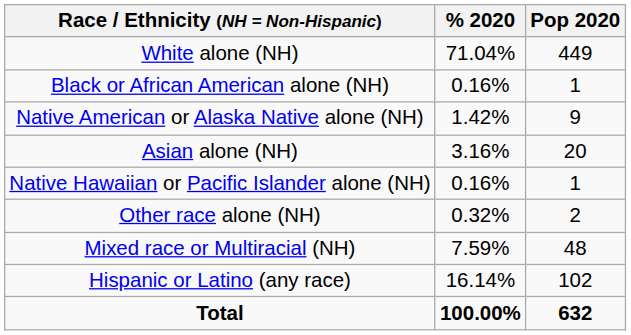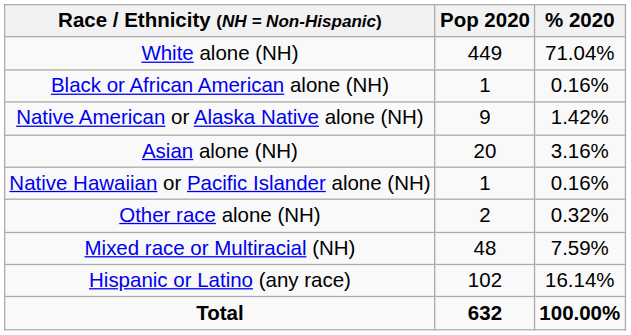columns swapped: (575, 20) <-> (480, 20)
